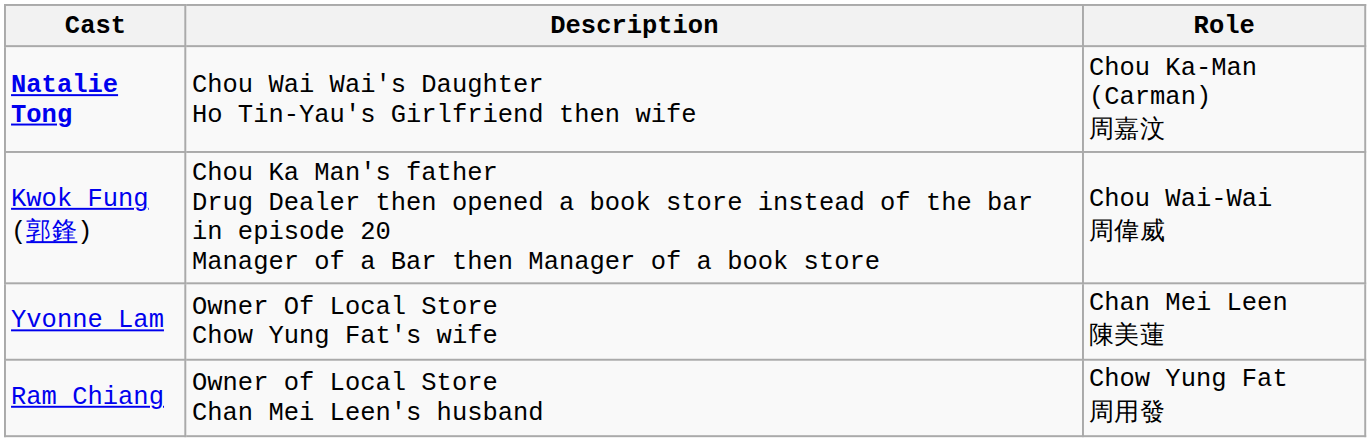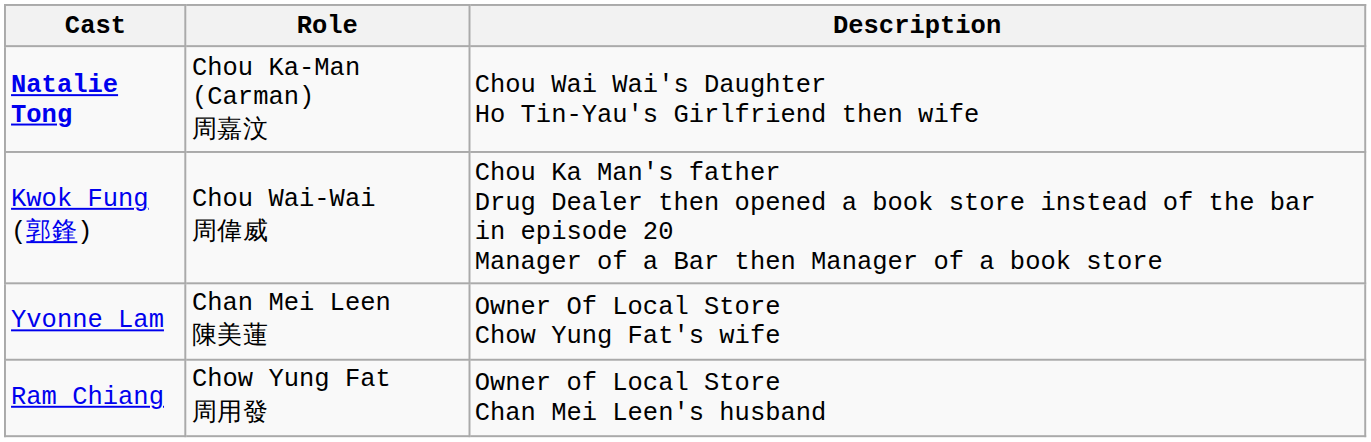columns swapped: (1224, 26) <-> (634, 26)
